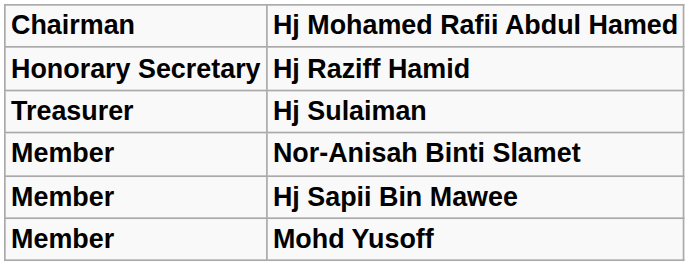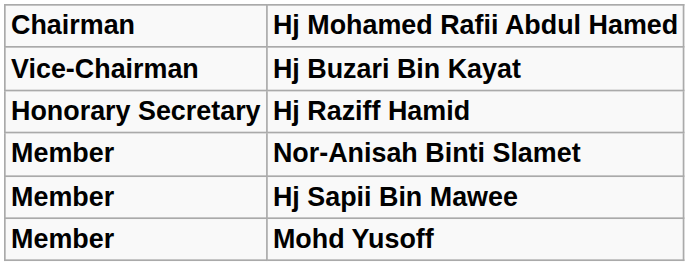+ row: (397, 68)
- row: (350, 111)
